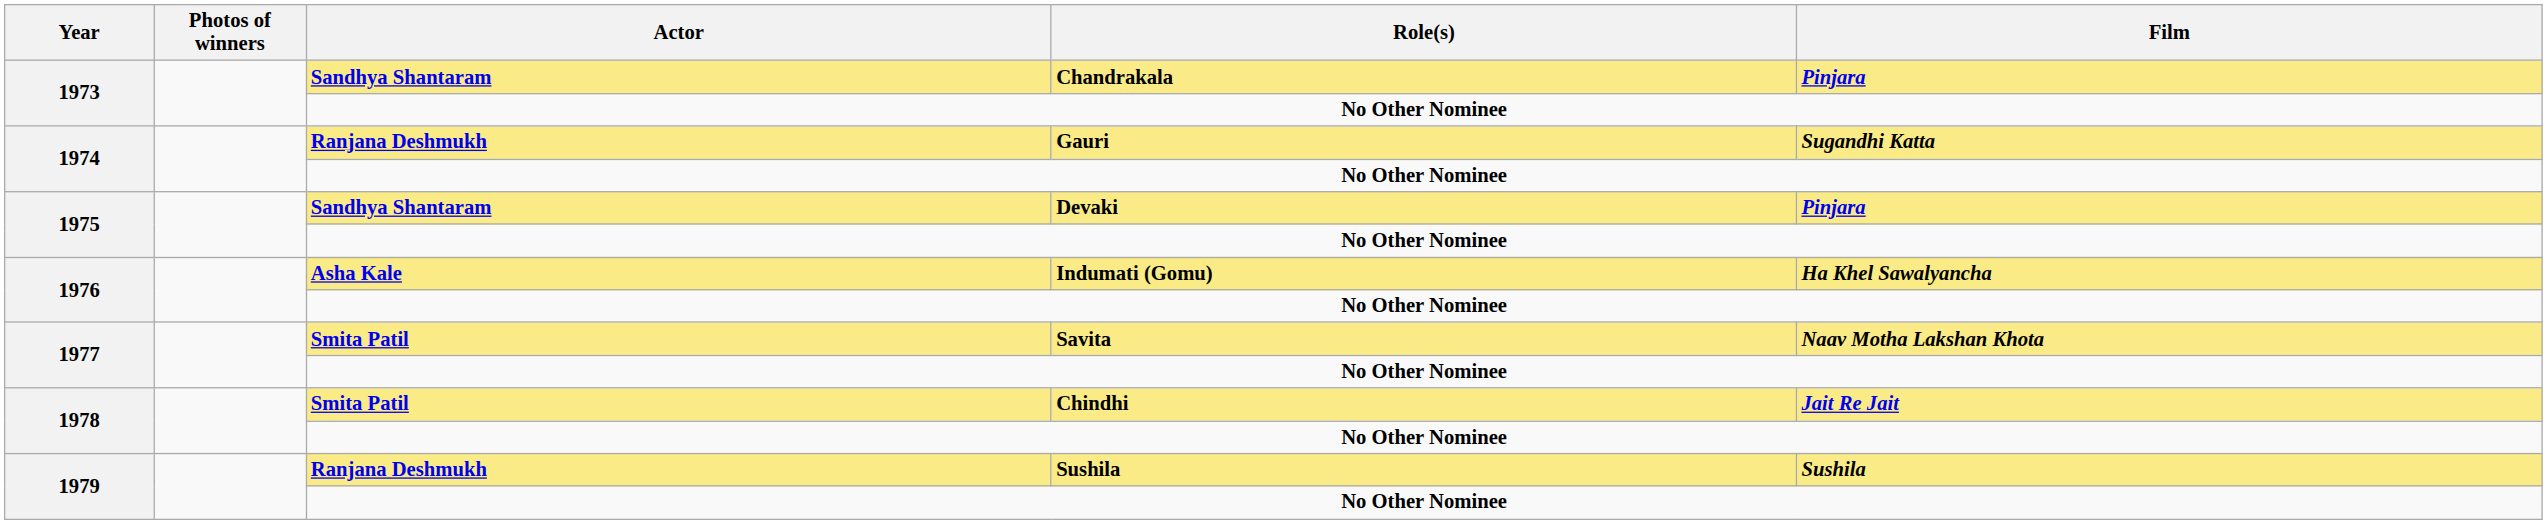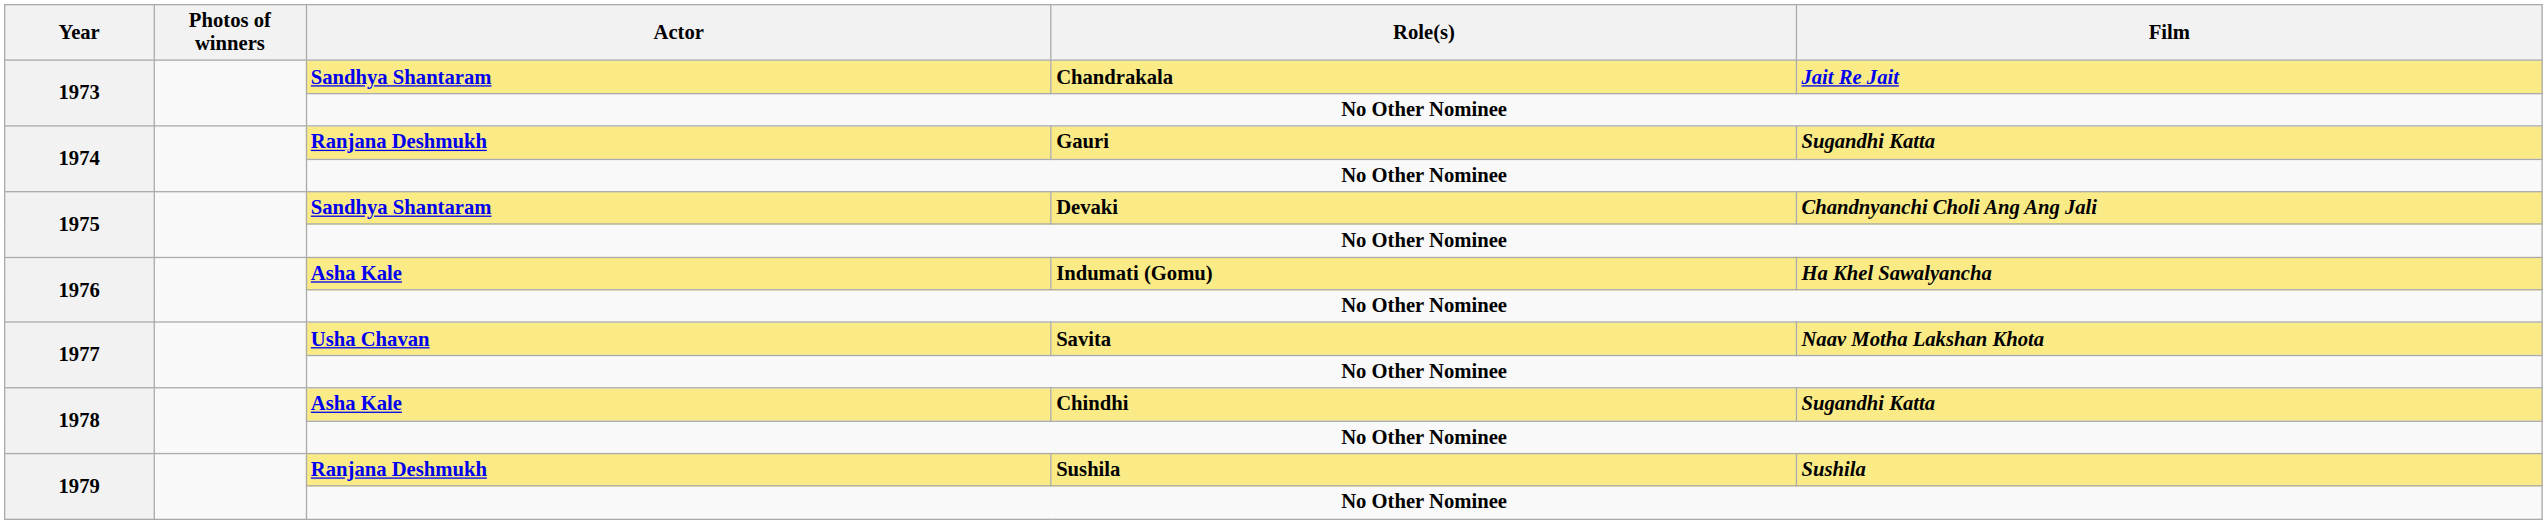(1834, 76) Pinjara -> (1850, 76) Jait Re Jait
(1834, 207) Pinjara -> (1949, 207) Chandnyanchi Choli Ang Ang Jali
(360, 338) Smita Patil -> (370, 338) Usha Chavan
(360, 404) Smita Patil -> (356, 404) Asha Kale
(1850, 404) Jait Re Jait -> (1868, 404) Sugandhi Katta
